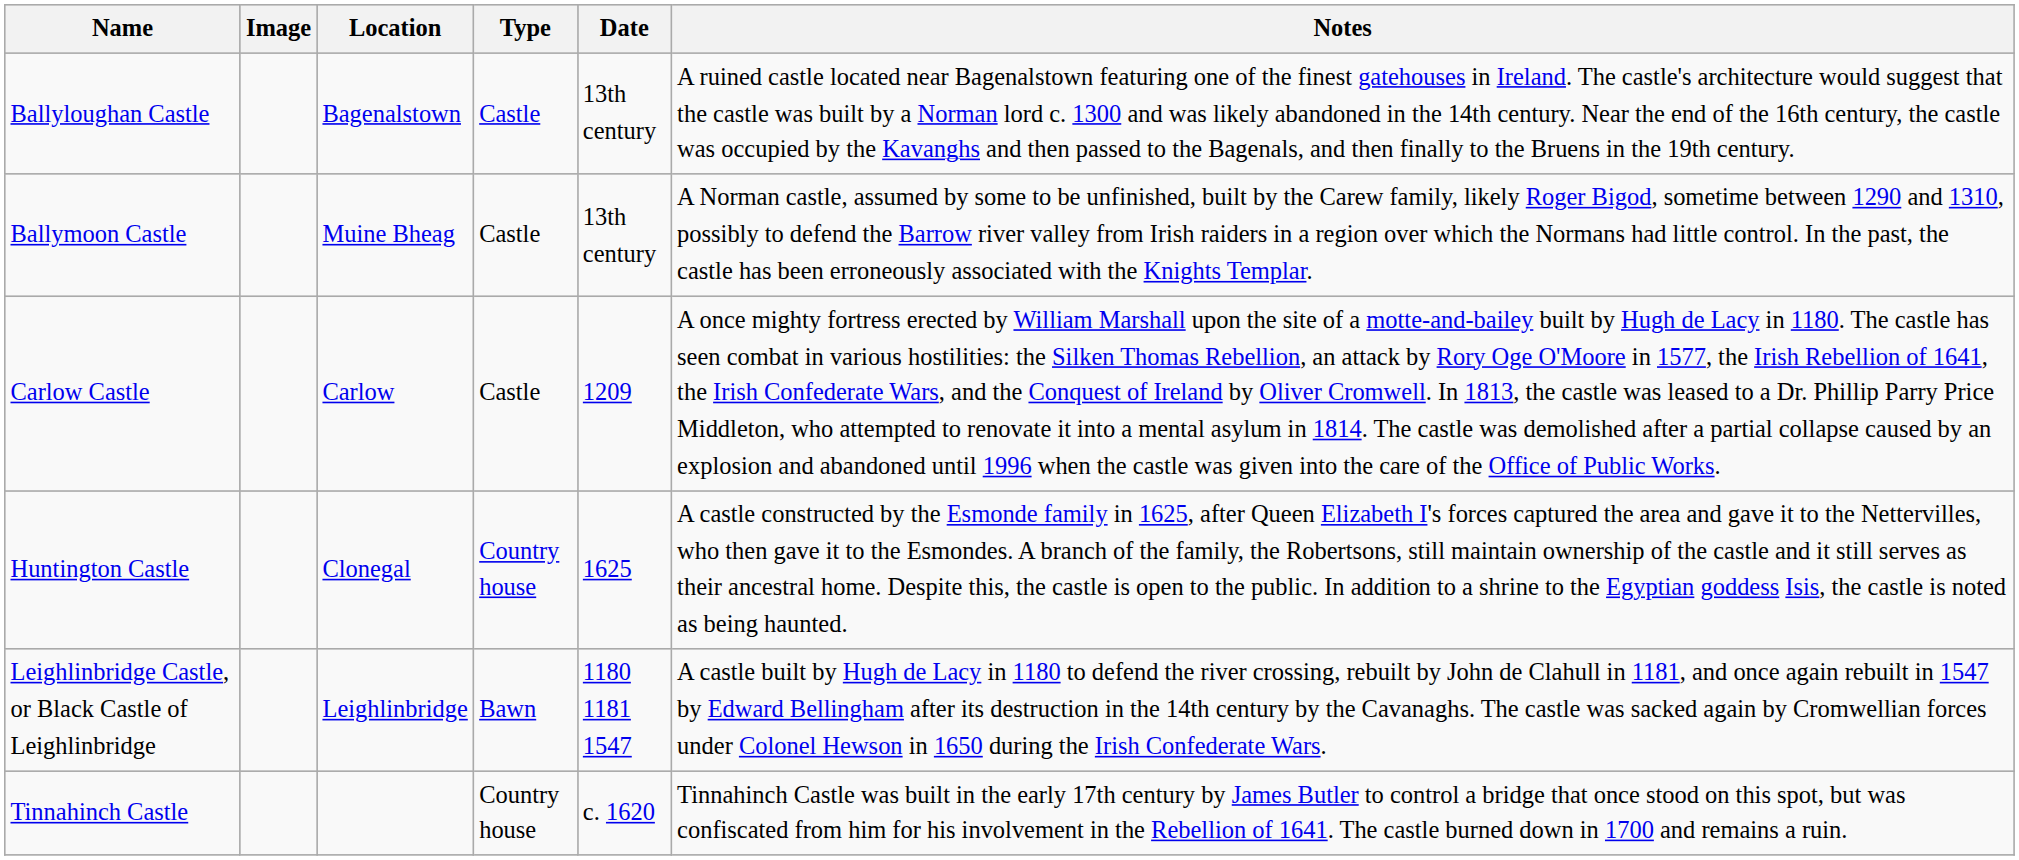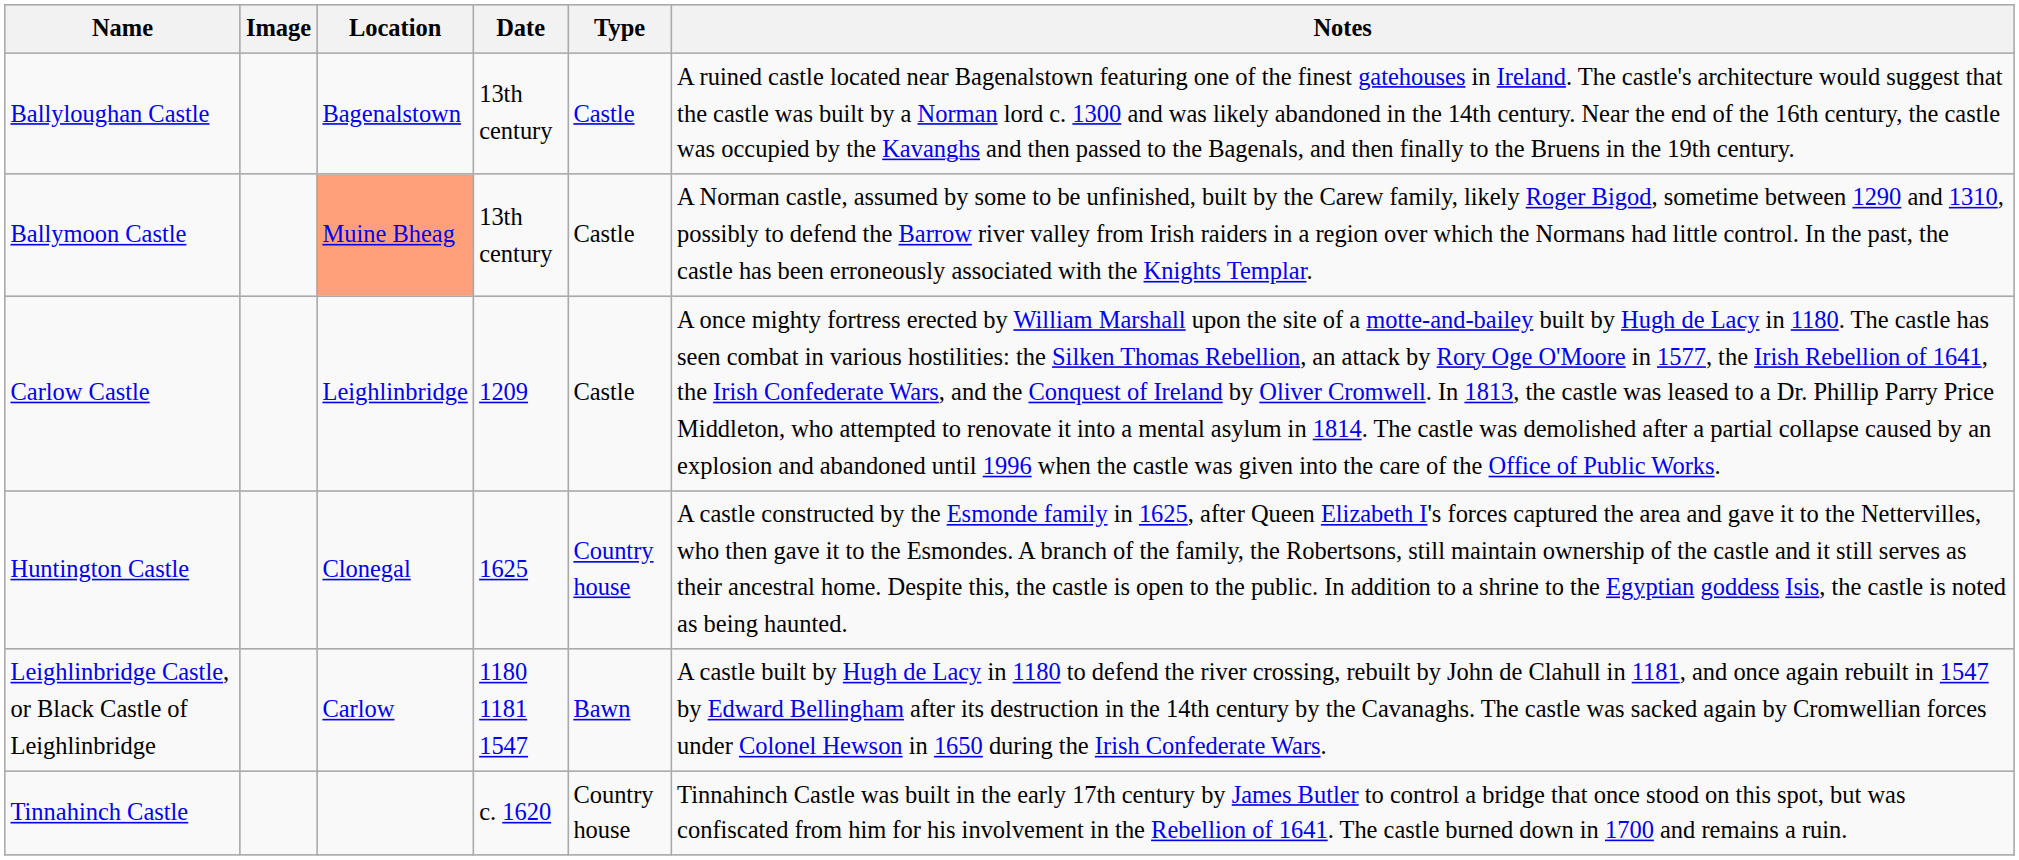columns swapped: (525, 28) <-> (624, 28)
(389, 234) no background -> (389, 234) lightsalmon background
(358, 392) Carlow -> (395, 392) Leighlinbridge
(395, 708) Leighlinbridge -> (358, 708) Carlow
